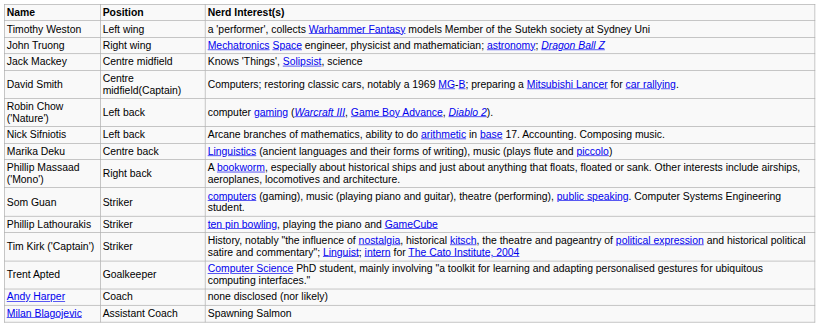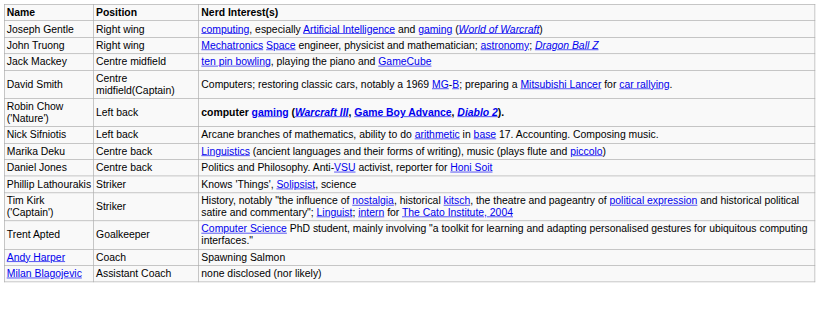- row: (44, 29)
+ row: (40, 29)
(285, 62) Knows 'Things', Solipsist, science -> (316, 62) ten pin bowling, playing the piano and GameCube
(350, 112) normal -> (353, 112) bold
+ row: (37, 168)
- row: (43, 173)
- row: (32, 202)
(323, 224) ten pin bowling, playing the piano and GameCube -> (279, 184) Knows 'Things', Solipsist, science
(268, 297) none disclosed (nor likely) -> (243, 257) Spawning Salmon
(250, 313) Spawning Salmon -> (261, 273) none disclosed (nor likely)
